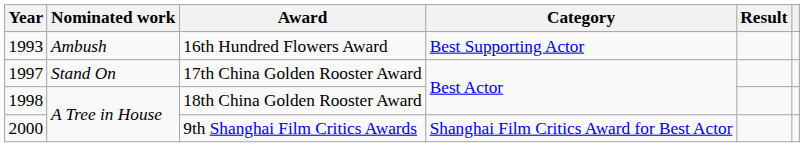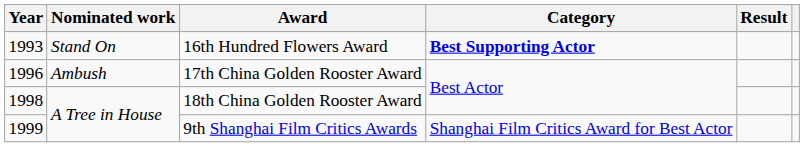(79, 45) Ambush -> (83, 45) Stand On
(507, 45) normal -> (512, 45) bold
(26, 73) 1997 -> (26, 73) 1996
(83, 73) Stand On -> (79, 73) Ambush
(26, 127) 2000 -> (26, 127) 1999
